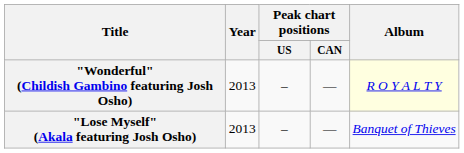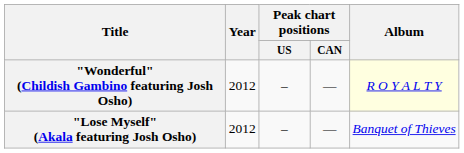(242, 85) 2013 -> (242, 85) 2012
(242, 129) 2013 -> (242, 129) 2012
